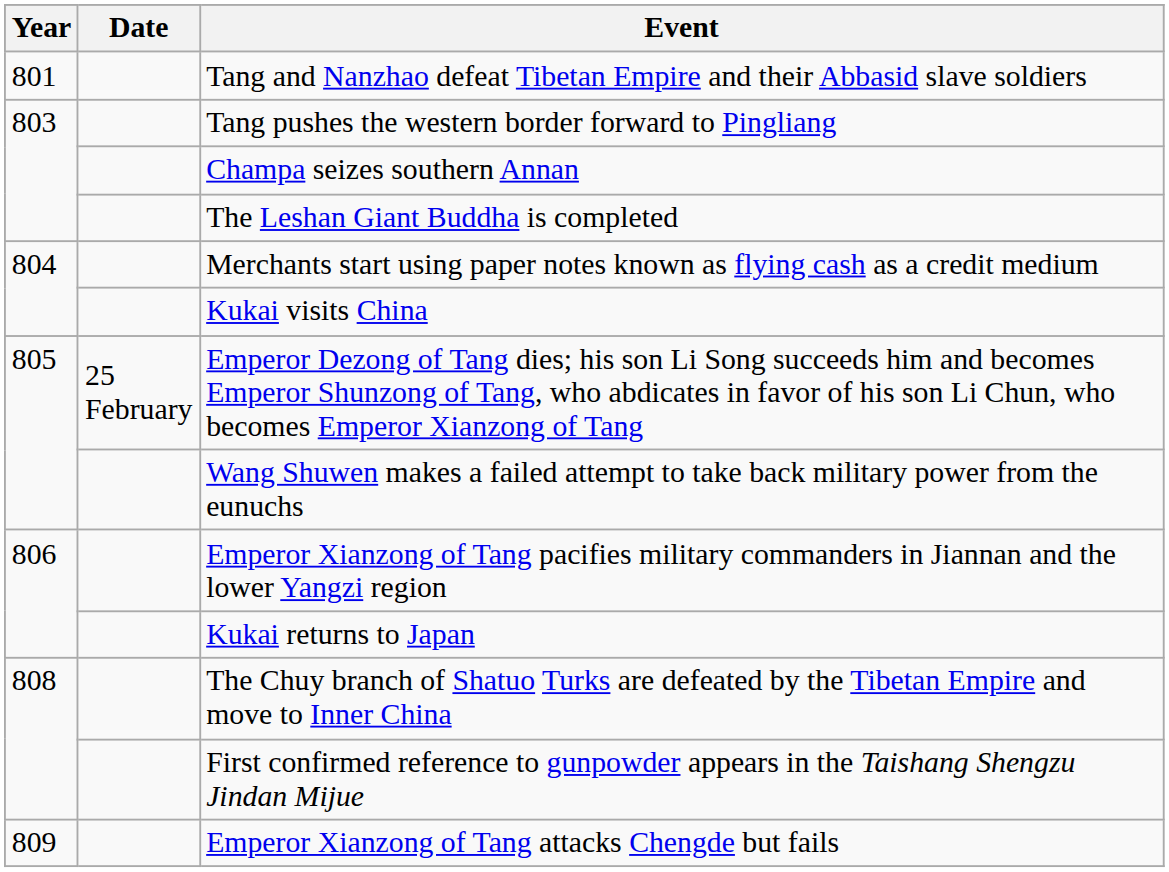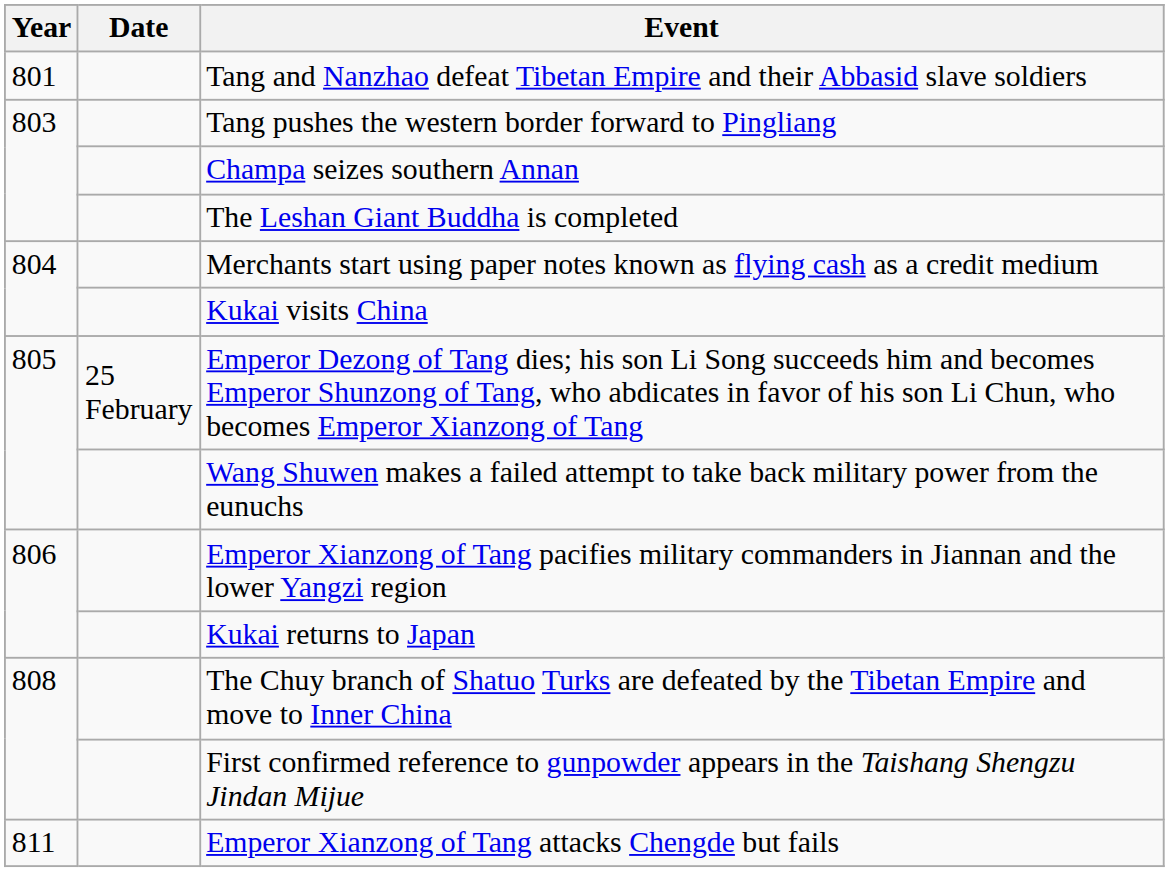(34, 842) 809 -> (34, 842) 811
